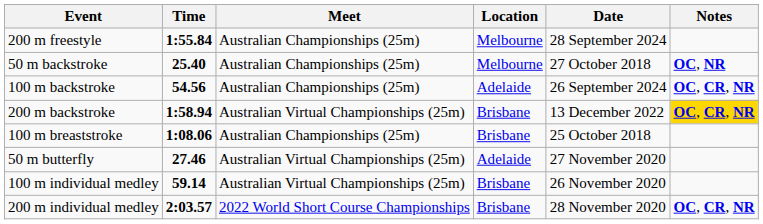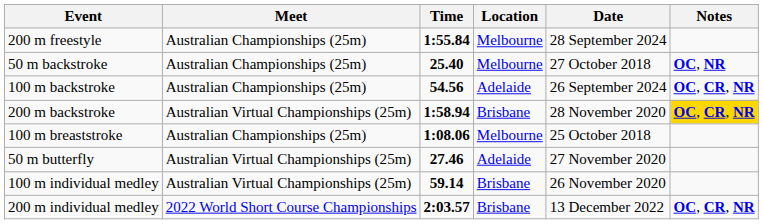columns swapped: (189, 16) <-> (344, 16)
(607, 111) 13 December 2022 -> (608, 111) 28 November 2020
(503, 135) Brisbane -> (510, 135) Melbourne
(608, 207) 28 November 2020 -> (607, 207) 13 December 2022
